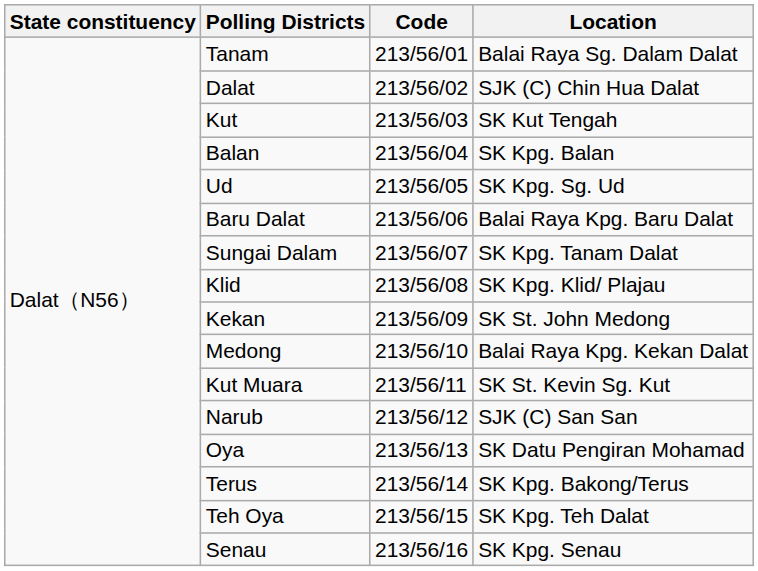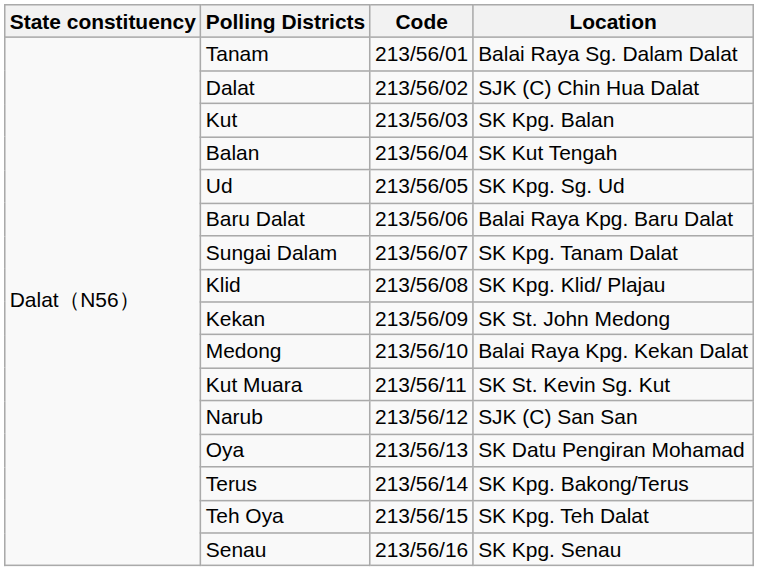(548, 120) SK Kut Tengah -> (546, 120) SK Kpg. Balan
(546, 153) SK Kpg. Balan -> (548, 153) SK Kut Tengah
